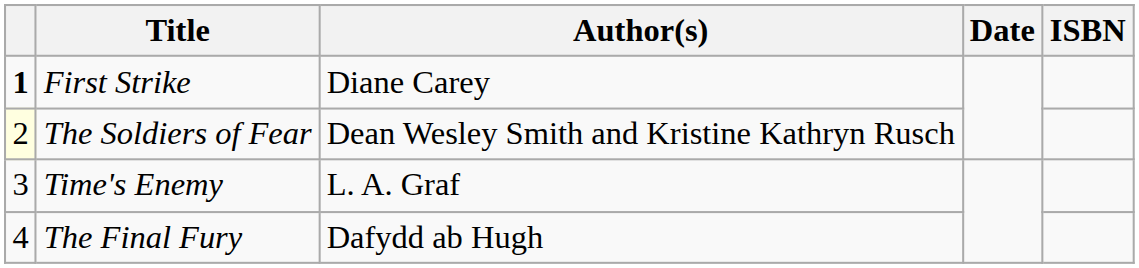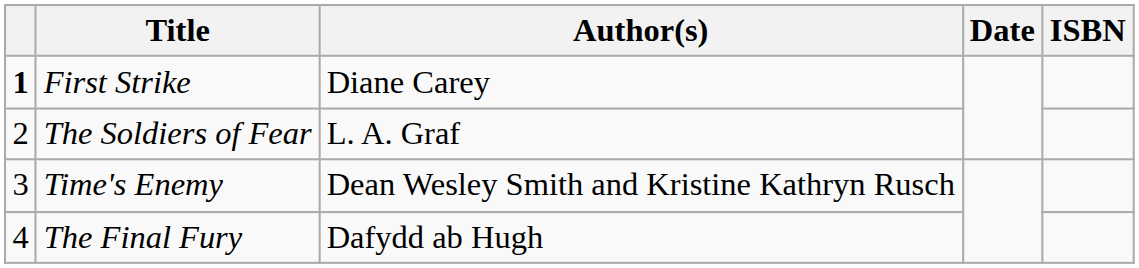(21, 133) lightyellow background -> (21, 133) no background
(641, 133) Dean Wesley Smith and Kristine Kathryn Rusch -> (393, 133) L. A. Graf
(393, 184) L. A. Graf -> (641, 184) Dean Wesley Smith and Kristine Kathryn Rusch
